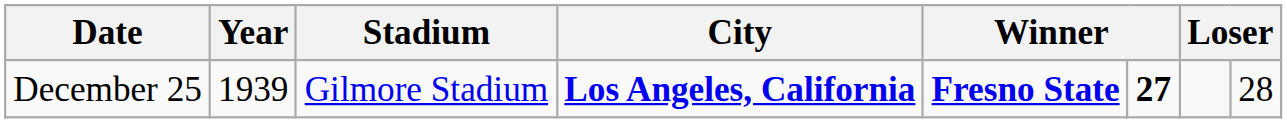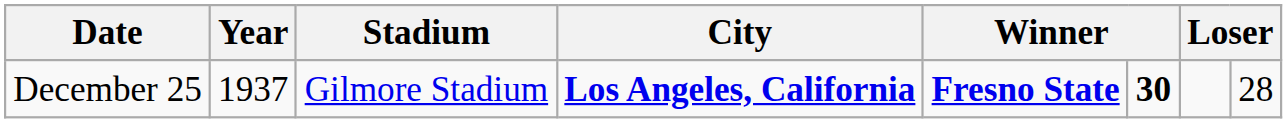(253, 88) 1939 -> (253, 88) 1937
(1153, 88) 27 -> (1153, 88) 30
